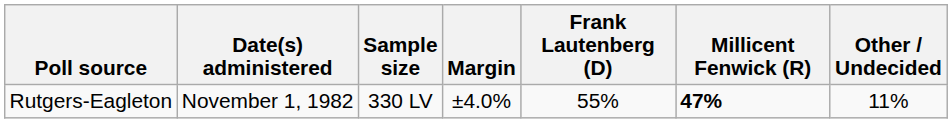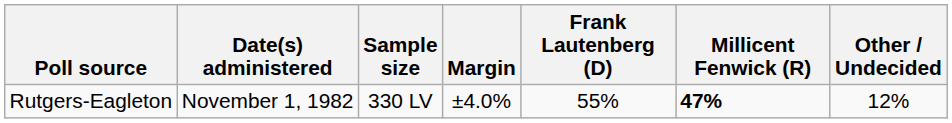(888, 101) 11% -> (888, 101) 12%
